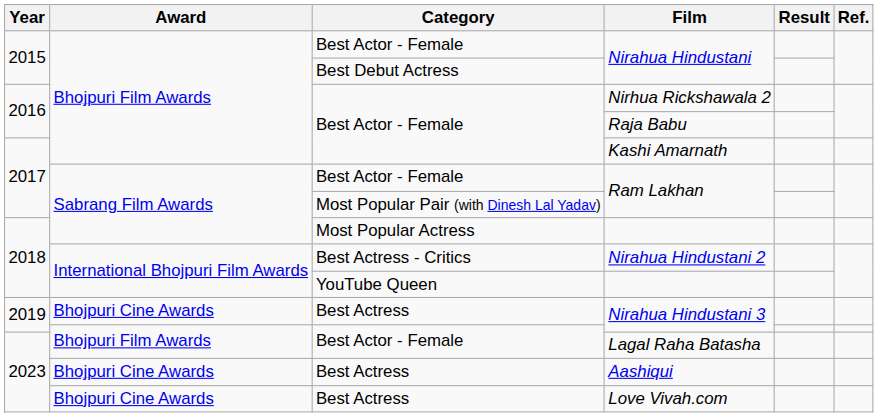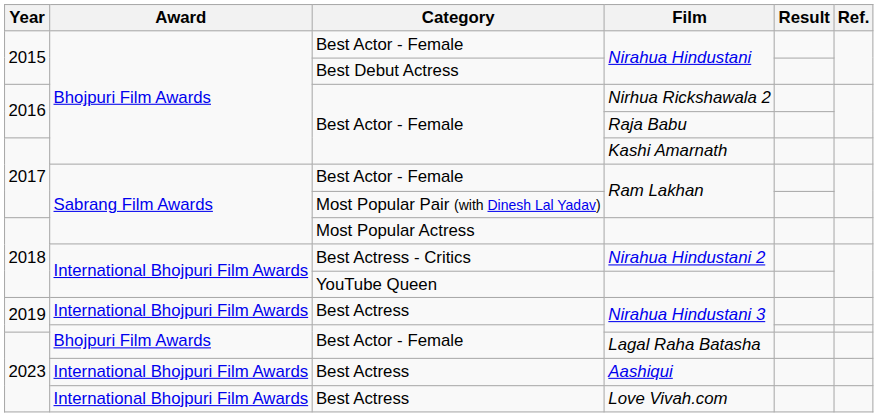(134, 310) Bhojpuri Cine Awards -> (181, 310) International Bhojpuri Film Awards
(134, 371) Bhojpuri Cine Awards -> (181, 371) International Bhojpuri Film Awards
(134, 398) Bhojpuri Cine Awards -> (181, 398) International Bhojpuri Film Awards
